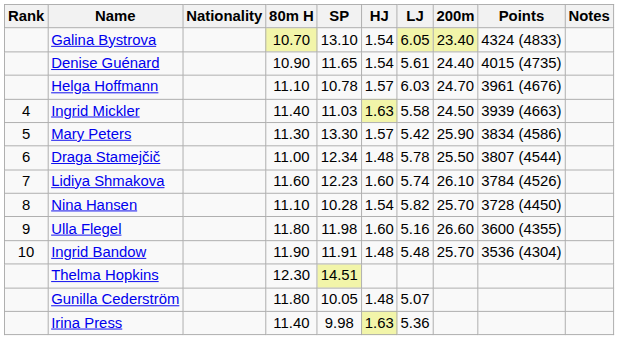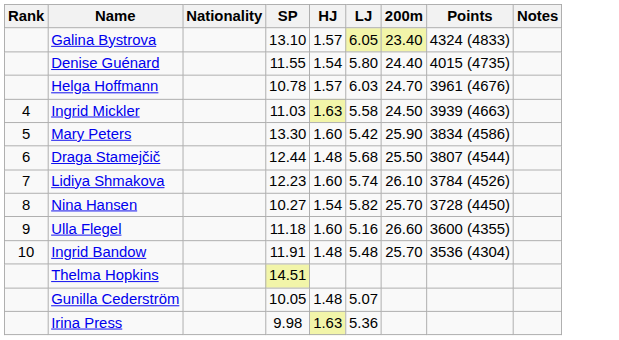- column: (291, 16)
(379, 39) 1.54 -> (328, 39) 1.57
(339, 63) 11.65 -> (288, 63) 11.55
(415, 63) 5.61 -> (364, 63) 5.80
(379, 134) 1.57 -> (328, 134) 1.60
(339, 157) 12.34 -> (288, 157) 12.44
(415, 157) 5.78 -> (364, 157) 5.68
(339, 205) 10.28 -> (288, 205) 10.27
(339, 228) 11.98 -> (288, 228) 11.18
